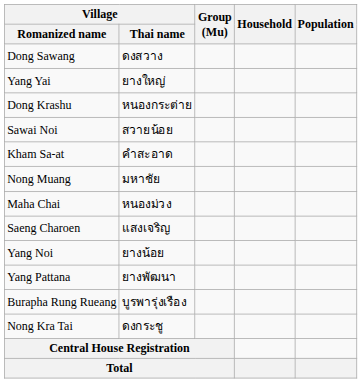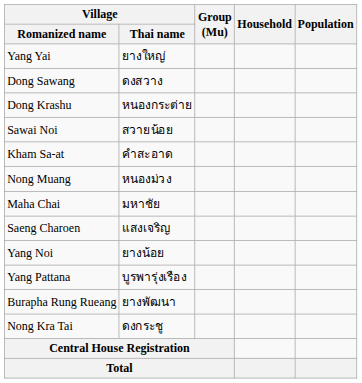rows swapped: (29, 81) <-> (41, 56)
(141, 179) มหาชัย -> (147, 179) หนองม่วง
(147, 203) หนองม่วง -> (141, 203) มหาชัย
(149, 277) ยางพัฒนา -> (154, 277) บูรพารุ่งเรือง
(154, 301) บูรพารุ่งเรือง -> (149, 301) ยางพัฒนา
